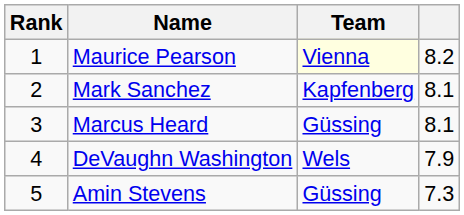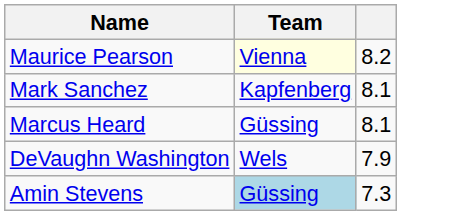- column: (36, 22)
(342, 193) no background -> (279, 193) lightblue background
